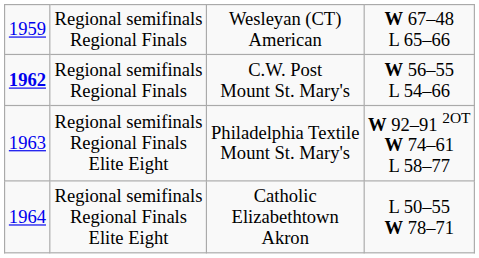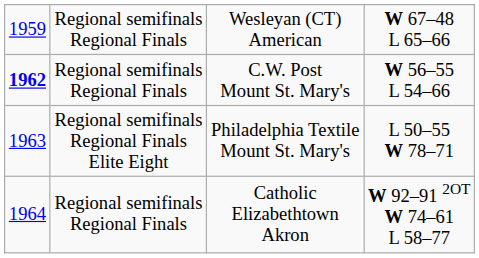(419, 143) W 92–91 2OT W 74–61 L 58–77 -> (419, 140) L 50–55 W 78–71
(129, 216) Regional semifinals Regional Finals Elite Eight -> (129, 214) Regional semifinals Regional Finals
(419, 216) L 50–55 W 78–71 -> (419, 214) W 92–91 2OT W 74–61 L 58–77
